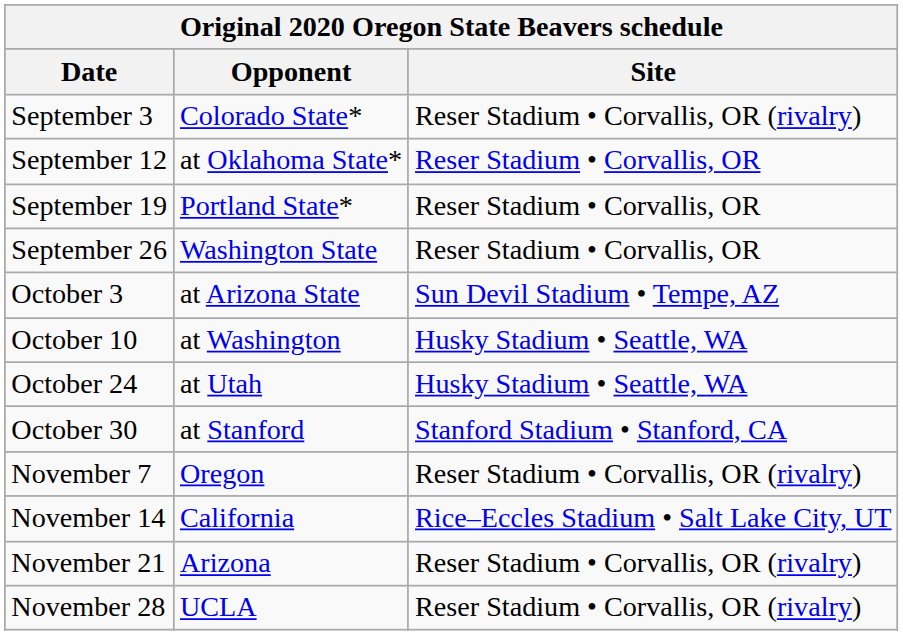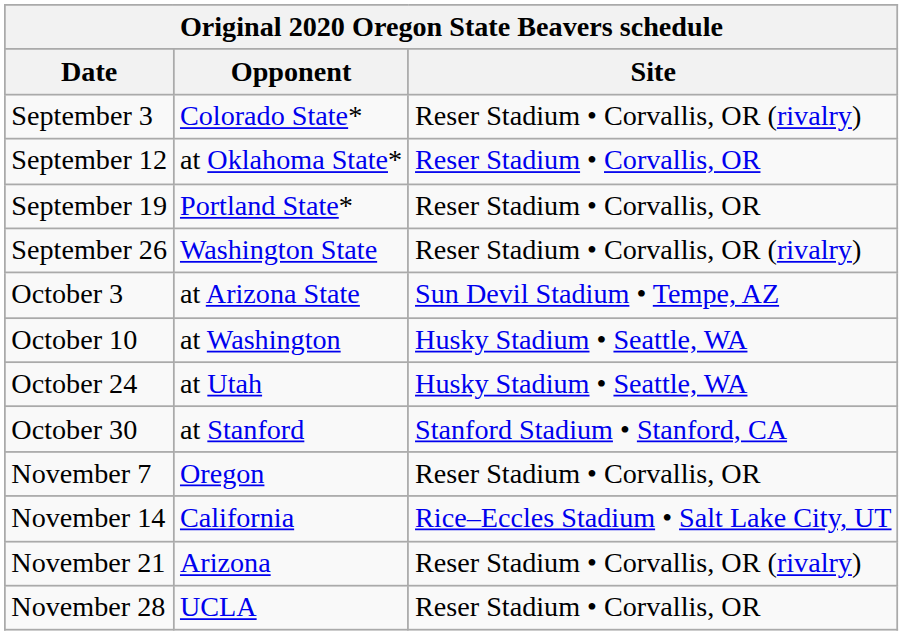(588, 250) Reser Stadium • Corvallis, OR -> (638, 250) Reser Stadium • Corvallis, OR (rivalry)
(638, 473) Reser Stadium • Corvallis, OR (rivalry) -> (588, 473) Reser Stadium • Corvallis, OR
(638, 607) Reser Stadium • Corvallis, OR (rivalry) -> (588, 607) Reser Stadium • Corvallis, OR
